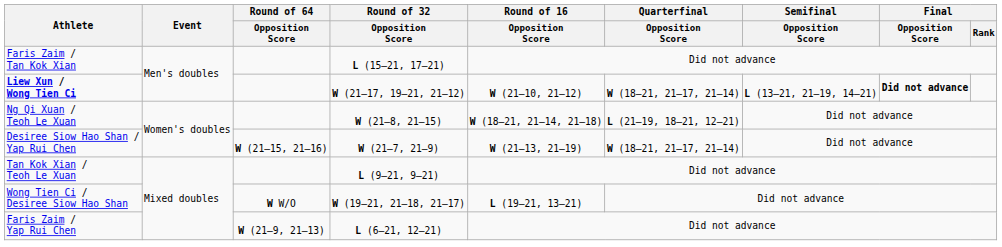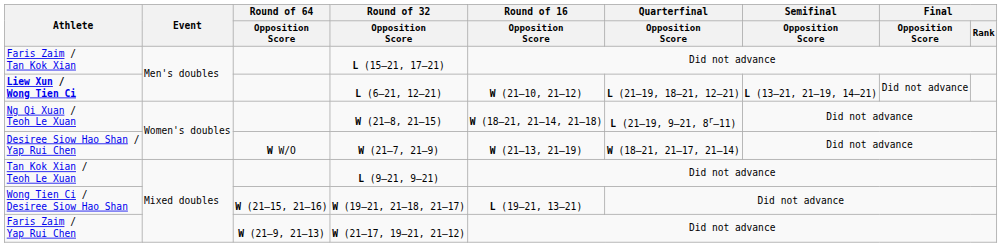(399, 93) W (21–17, 19–21, 21–12) -> (399, 93) L (6–21, 12–21)
(673, 93) W (18–21, 21–17, 21–14) -> (673, 93) L (21–19, 18–21, 12–21)
(925, 87) bold -> (925, 87) normal
(673, 121) L (21–19, 18–21, 12–21) -> (673, 122) L (21–19, 9–21, 8r–11)
(281, 148) W (21–15, 21–16) -> (281, 151) W W/O
(281, 204) W W/O -> (281, 206) W (21–15, 21–16)
(399, 231) L (6–21, 12–21) -> (399, 233) W (21–17, 19–21, 21–12)
